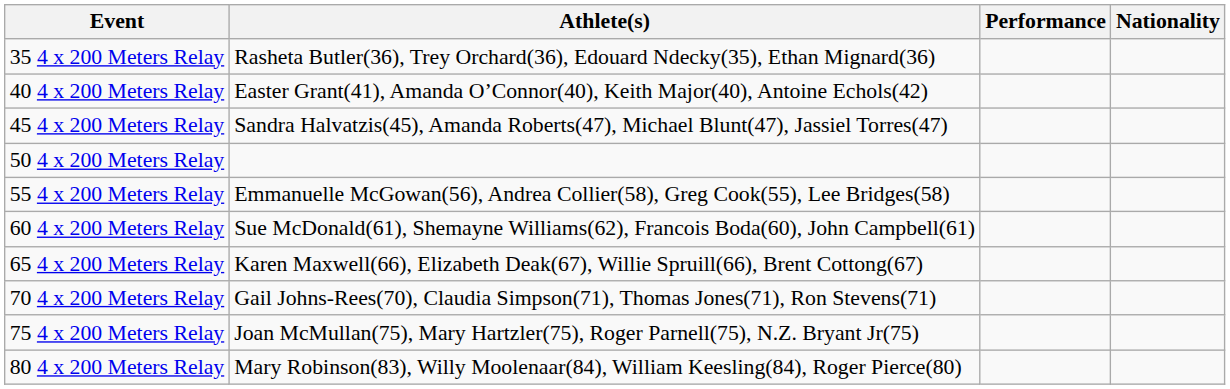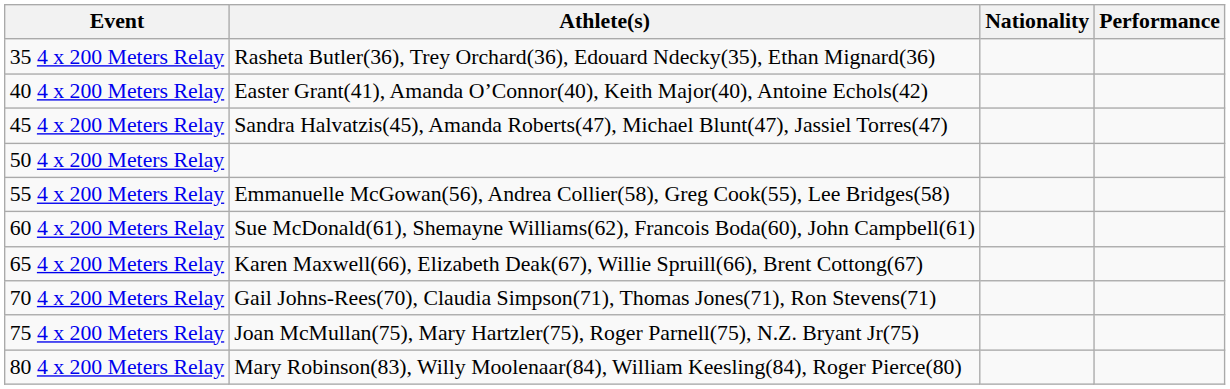columns swapped: (1168, 21) <-> (1046, 21)
